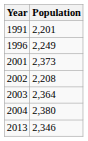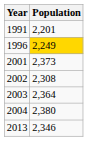(44, 45) no background -> (44, 45) gold background
(44, 78) 2,208 -> (44, 78) 2,308
